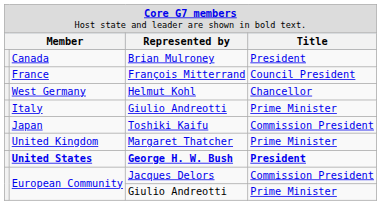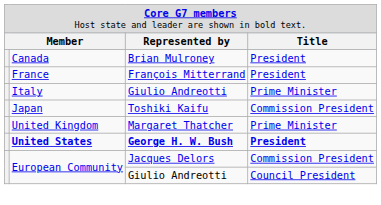(303, 75) Council President -> (278, 75) President
- row: (49, 92)
(294, 192) Prime Minister -> (303, 175) Council President
